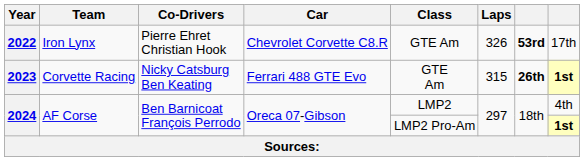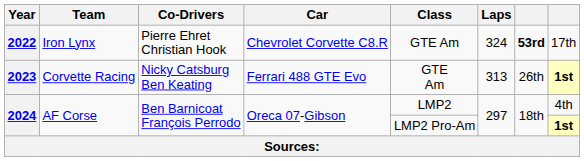(496, 43) 326 -> (496, 43) 324
(496, 78) 315 -> (496, 78) 313
(531, 78) bold -> (531, 78) normal
